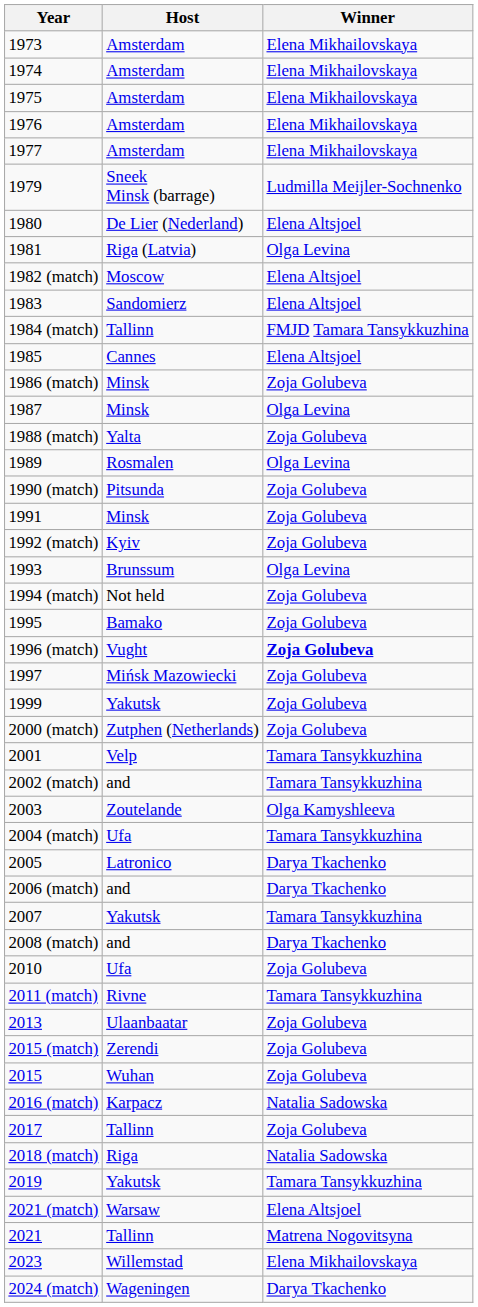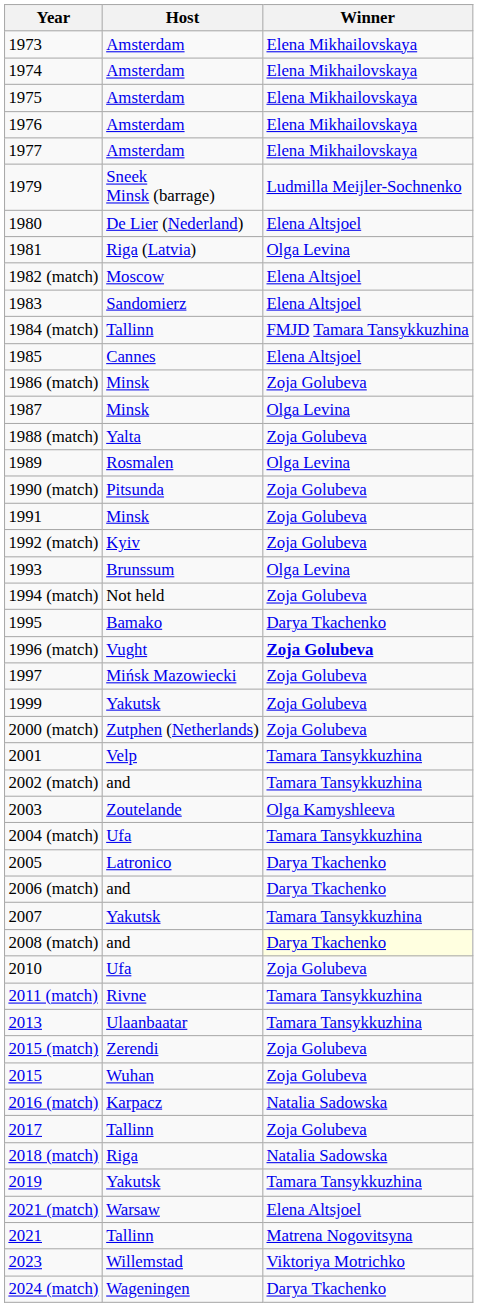(317, 622) Zoja Golubeva -> (326, 622) Darya Tkachenko
(326, 942) no background -> (326, 942) lightyellow background
(317, 1022) Zoja Golubeva -> (344, 1022) Tamara Tansykkuzhina
(342, 1262) Elena Mikhailovskaya -> (336, 1262) Viktoriya Motrichko
